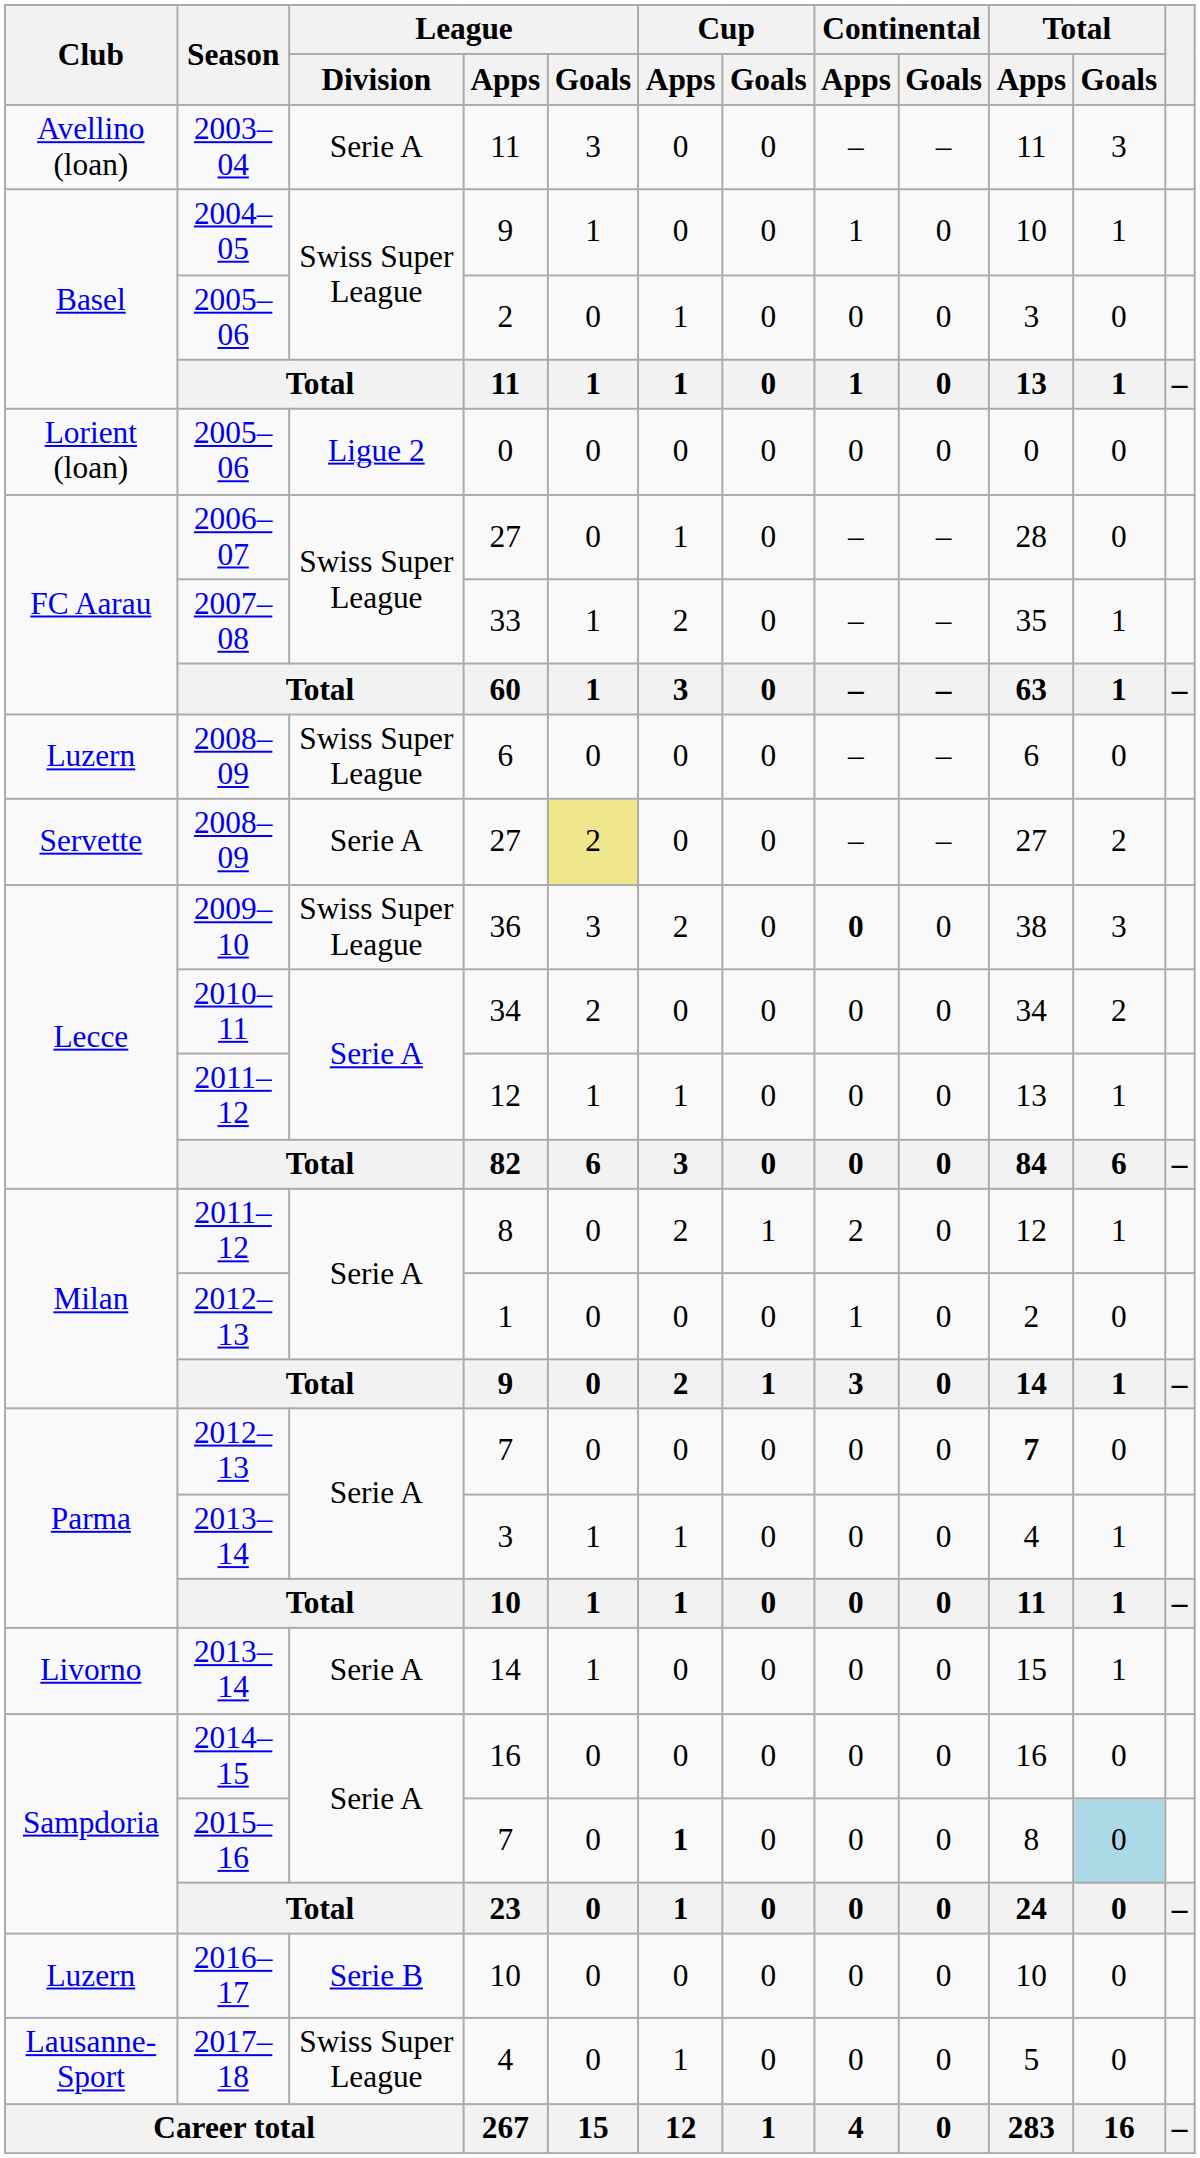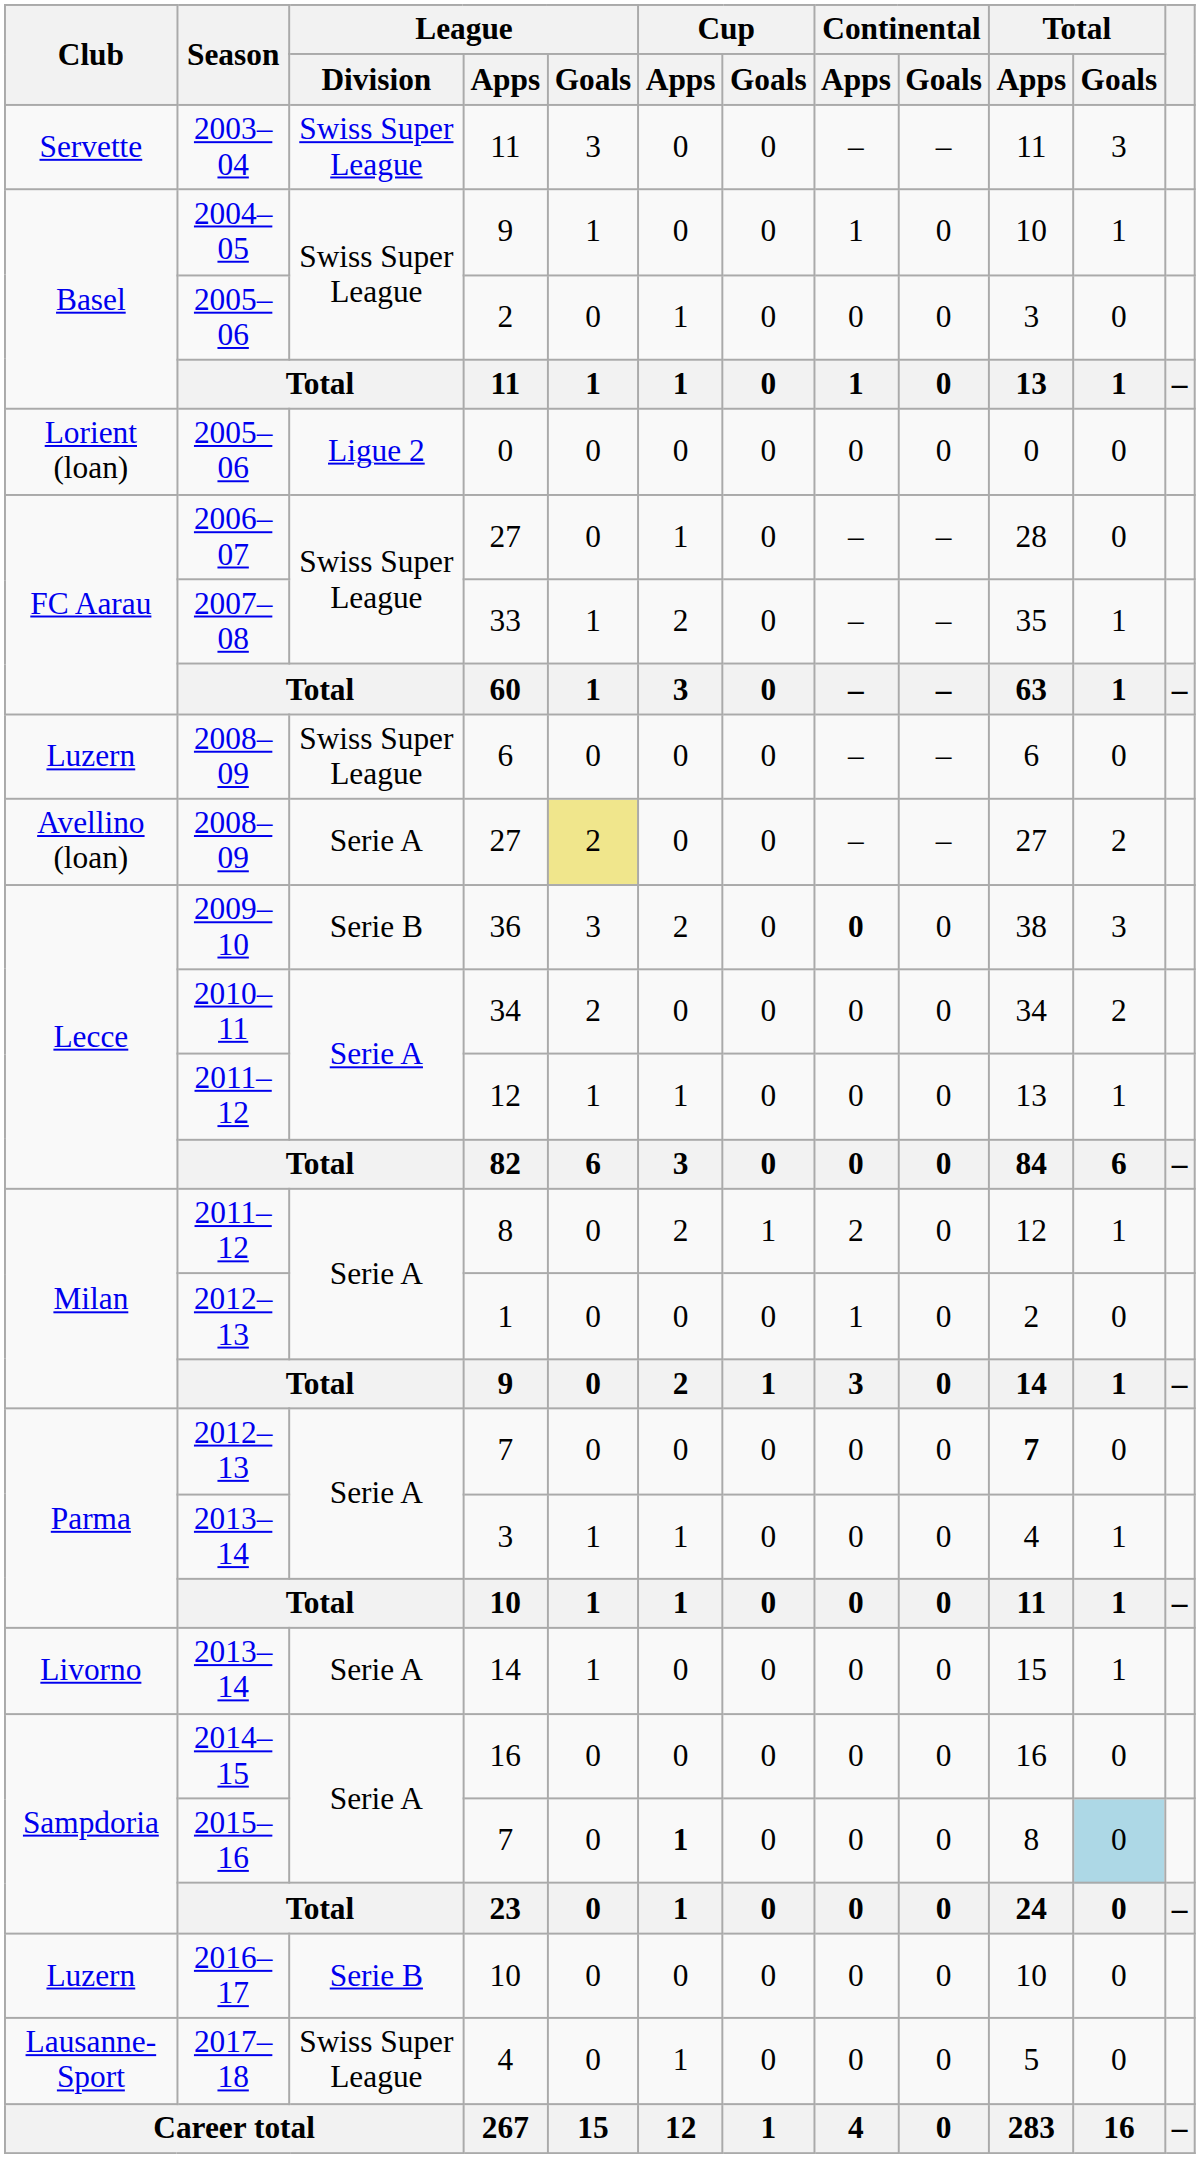(91, 146) Avellino (loan) -> (91, 146) Servette
(376, 146) Serie A -> (376, 146) Swiss Super League
(91, 841) Servette -> (91, 841) Avellino (loan)
(376, 926) Swiss Super League -> (376, 926) Serie B
